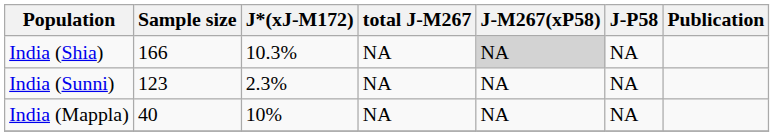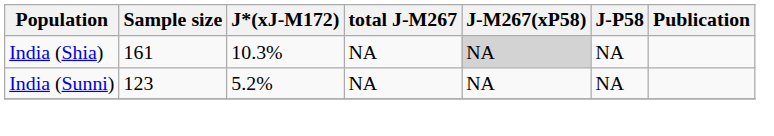(153, 51) 166 -> (138, 51) 161
(266, 83) 2.3% -> (252, 83) 5.2%
- row: (69, 114)
